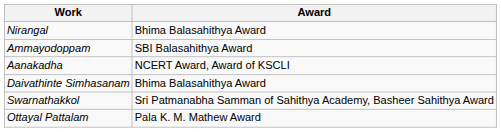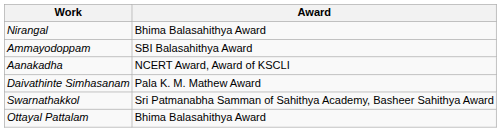(200, 83) Bhima Balasahithya Award -> (198, 83) Pala K. M. Mathew Award
(198, 118) Pala K. M. Mathew Award -> (200, 118) Bhima Balasahithya Award
